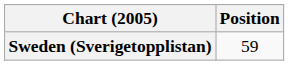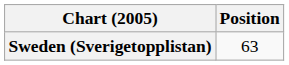(250, 45) 59 -> (250, 45) 63
